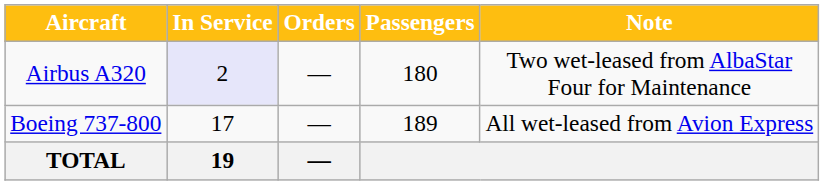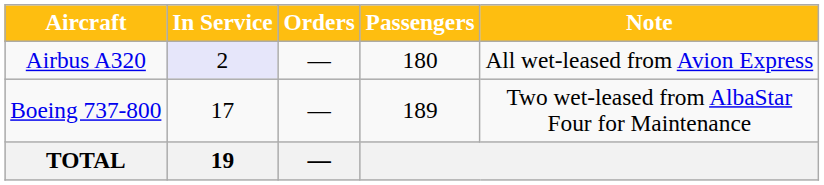(649, 73) Two wet-leased from AlbaStar Four for Maintenance -> (649, 60) All wet-leased from Avion Express
(649, 123) All wet-leased from Avion Express -> (649, 110) Two wet-leased from AlbaStar Four for Maintenance
